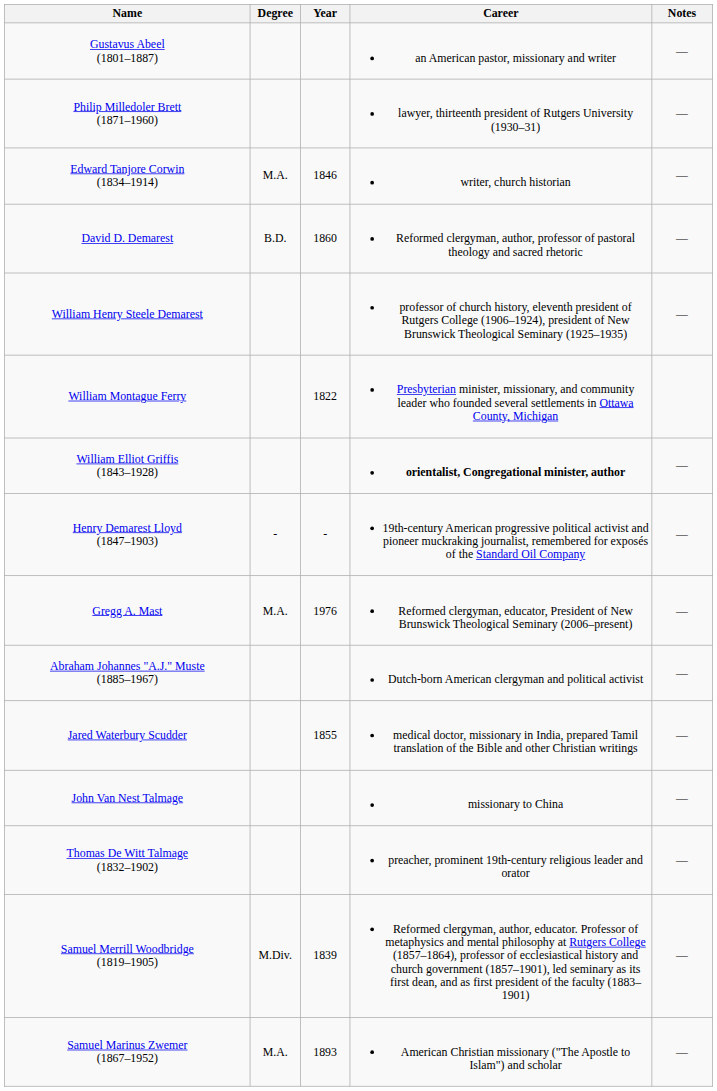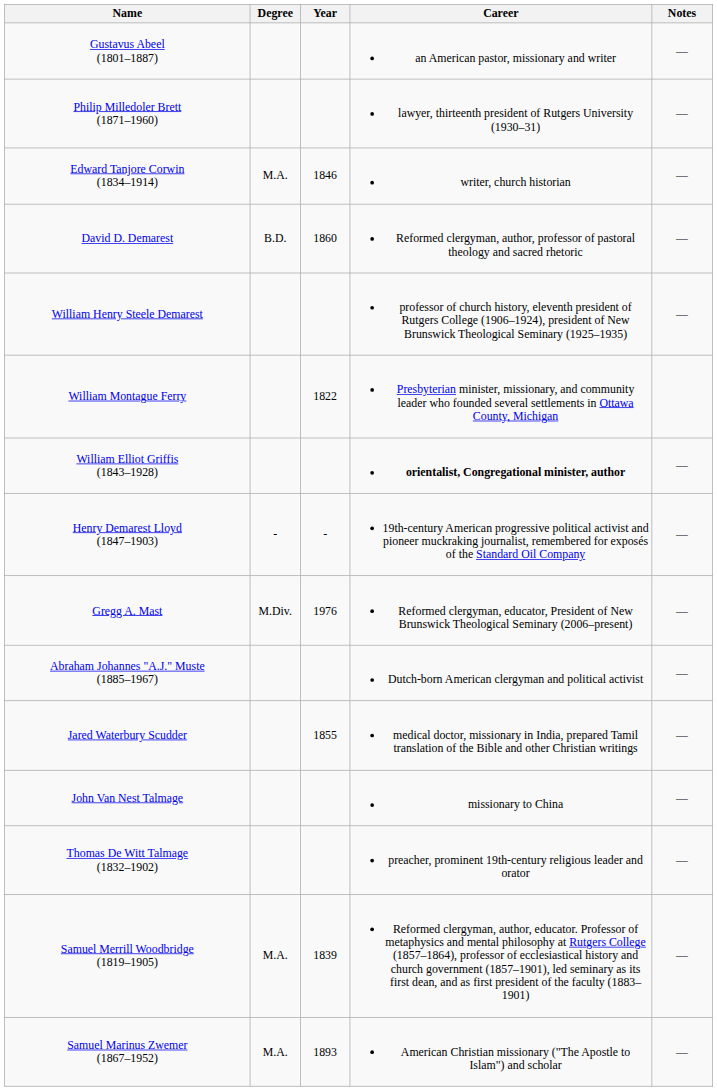(275, 610) M.A. -> (275, 610) M.Div.
(275, 956) M.Div. -> (275, 956) M.A.
